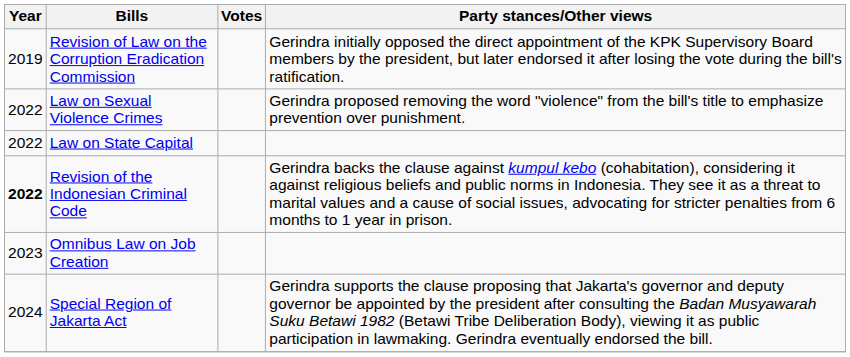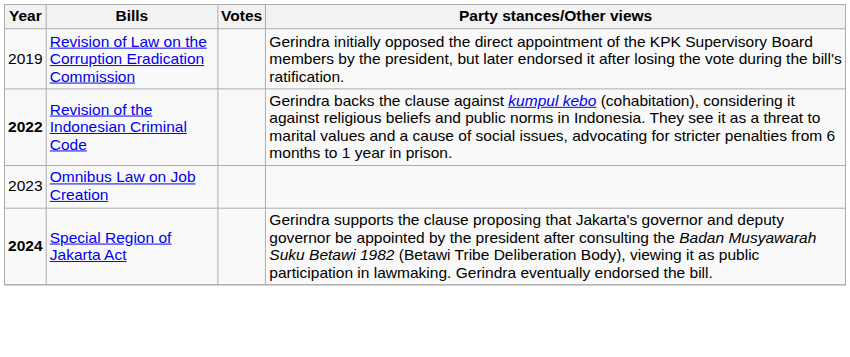- row: (106, 109)
- row: (121, 143)
(25, 312) normal -> (25, 246) bold
